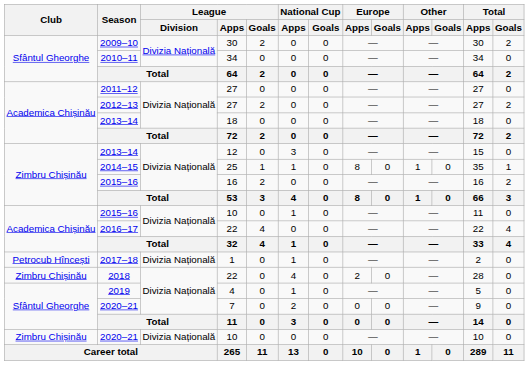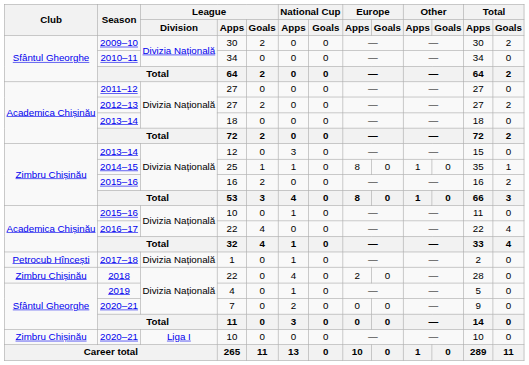(179, 337) Divizia Națională -> (179, 337) Liga I
